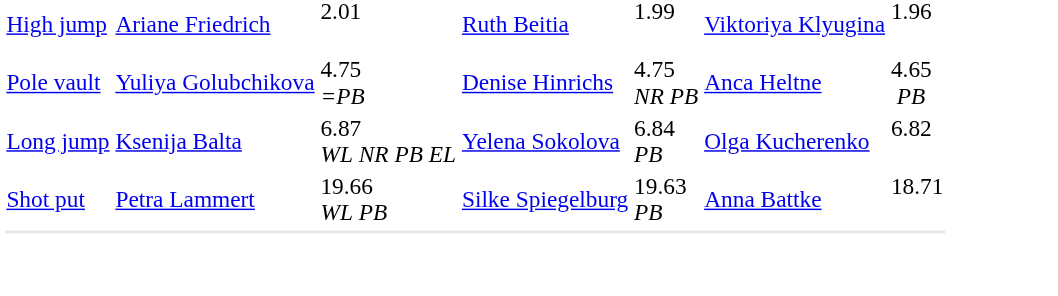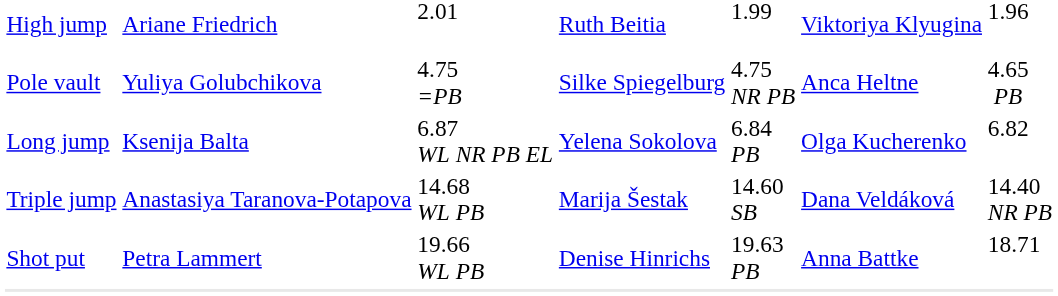(537, 82) Denise Hinrichs -> (642, 82) Silke Spiegelburg
+ row: (61, 199)
(545, 199) Silke Spiegelburg -> (634, 258) Denise Hinrichs
